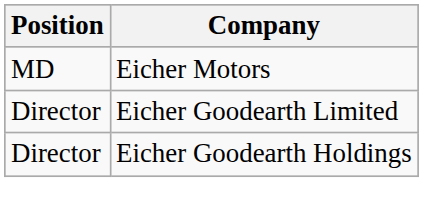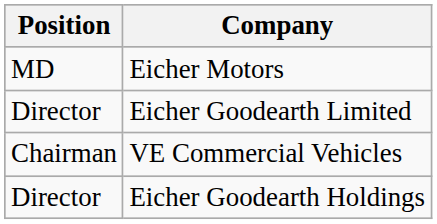+ row: (266, 153)
